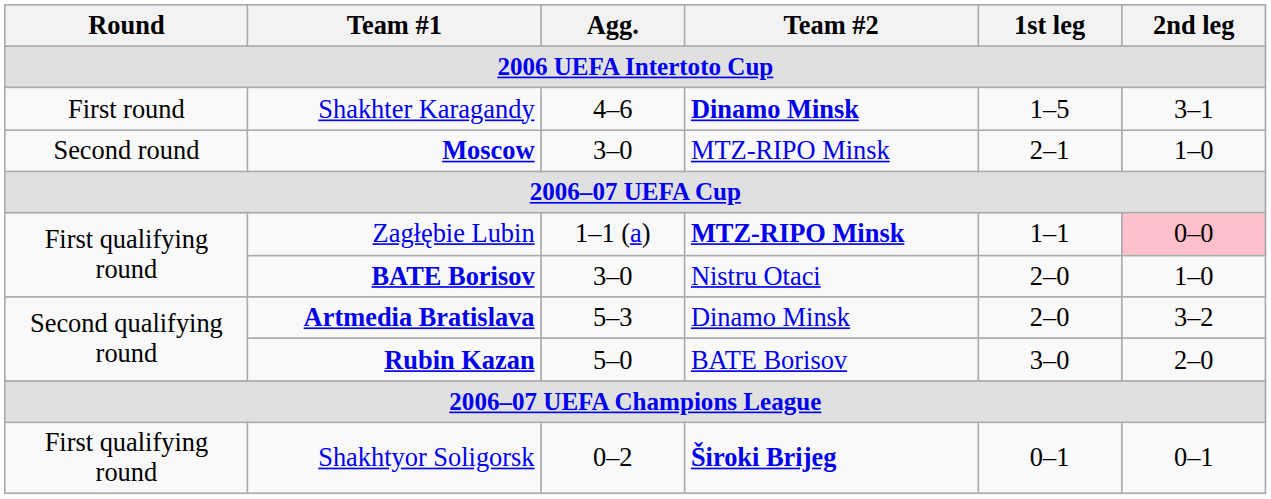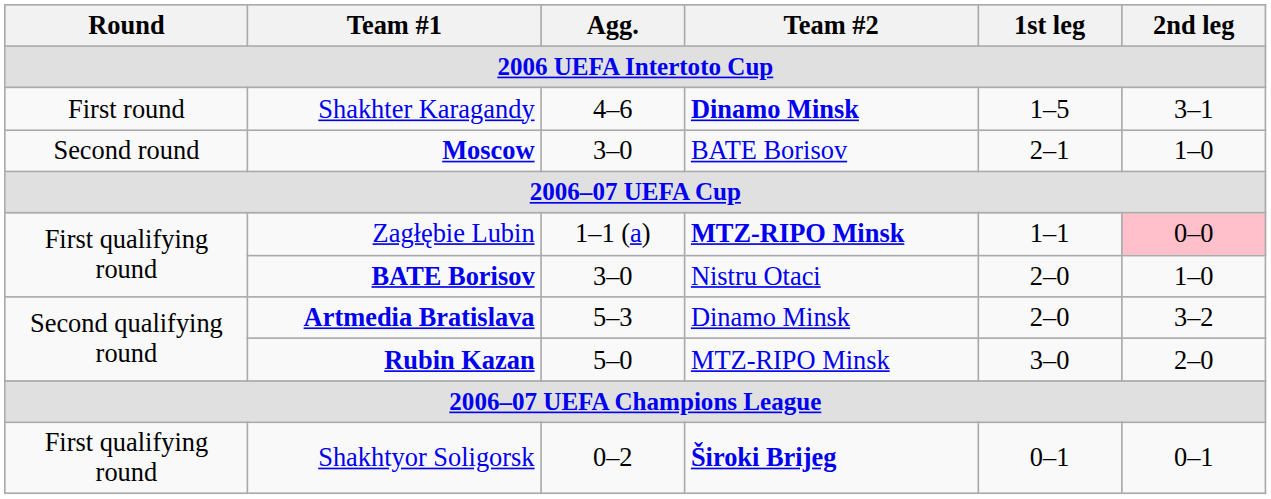(790, 150) MTZ-RIPO Minsk -> (769, 150) BATE Borisov
(769, 359) BATE Borisov -> (790, 359) MTZ-RIPO Minsk
